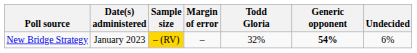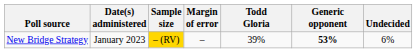(256, 40) 32% -> (256, 40) 39%
(328, 40) 54% -> (328, 40) 53%
